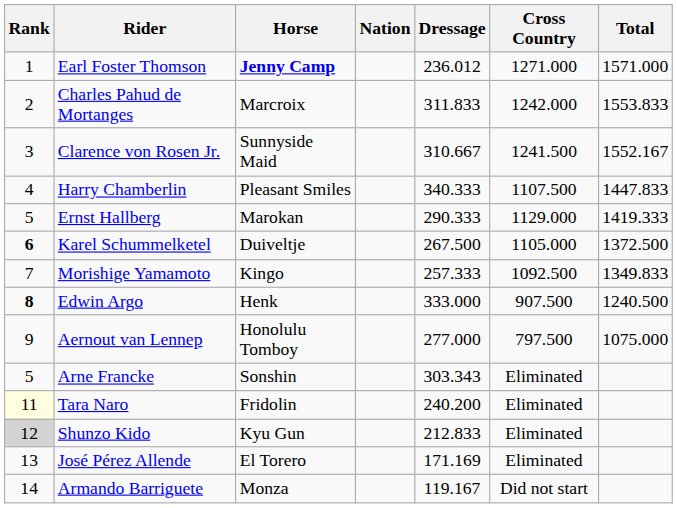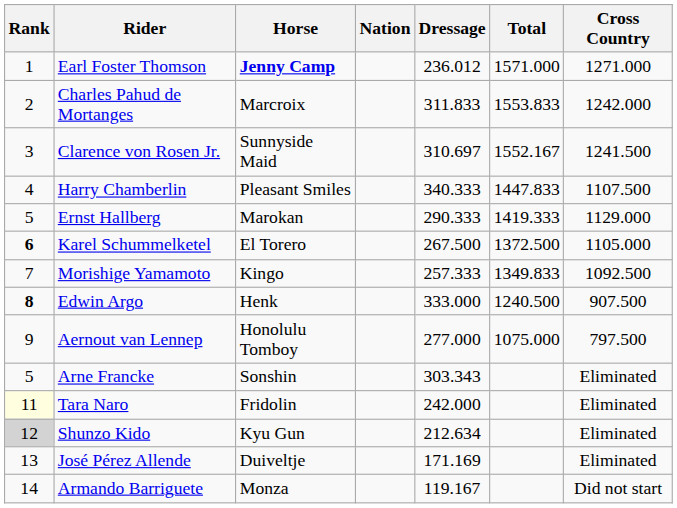columns swapped: (544, 28) <-> (635, 28)
(452, 151) 310.667 -> (452, 151) 310.697
(273, 245) Duiveltje -> (273, 245) El Torero
(452, 404) 240.200 -> (452, 404) 242.000
(452, 432) 212.833 -> (452, 432) 212.634
(273, 460) El Torero -> (273, 460) Duiveltje
